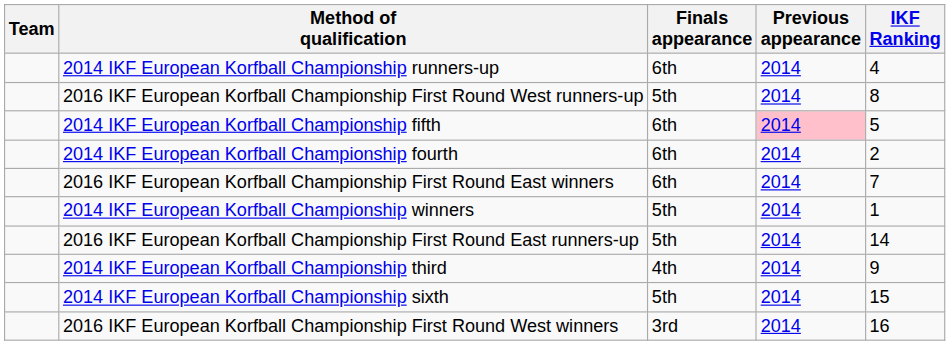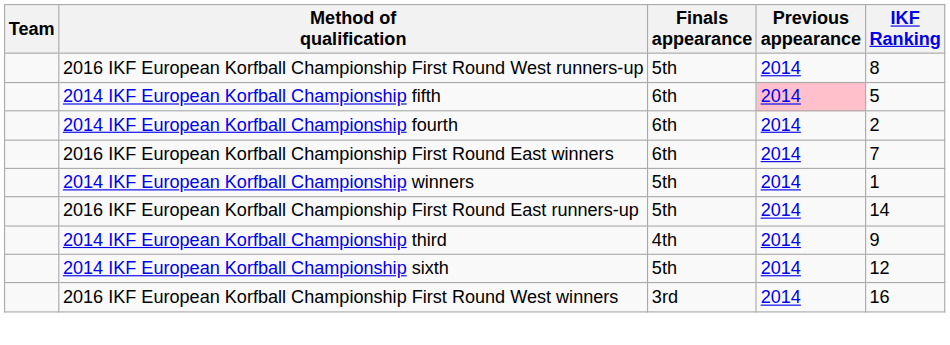- row: (281, 67)
(880, 297) 15 -> (880, 268) 12
